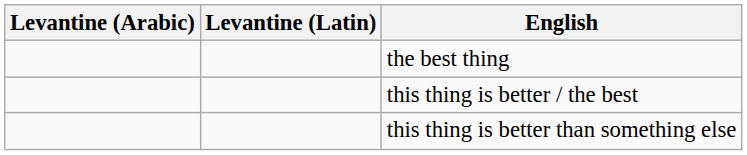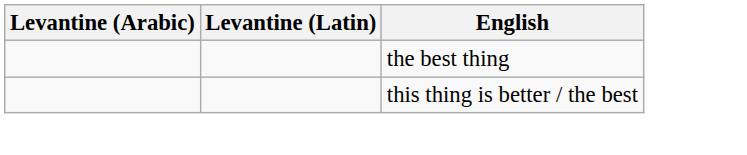- row: (562, 130)
